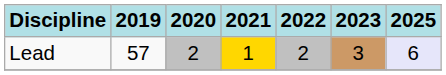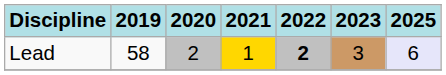(138, 53) 57 -> (138, 53) 58
(303, 53) normal -> (303, 53) bold
